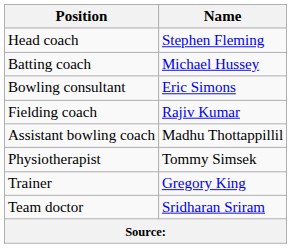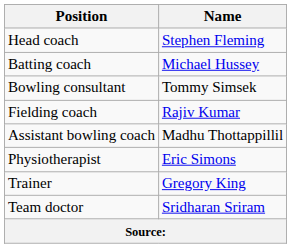(199, 87) Eric Simons -> (209, 87) Tommy Simsek
(209, 159) Tommy Simsek -> (199, 159) Eric Simons
